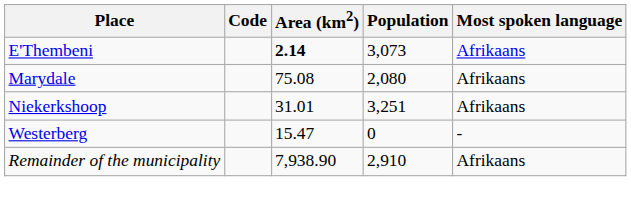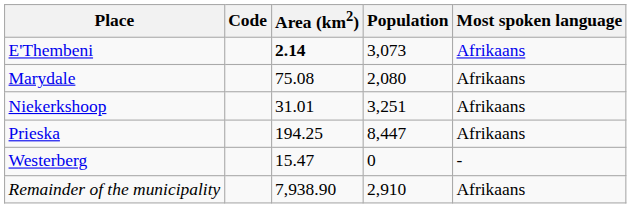+ row: (34, 133)
